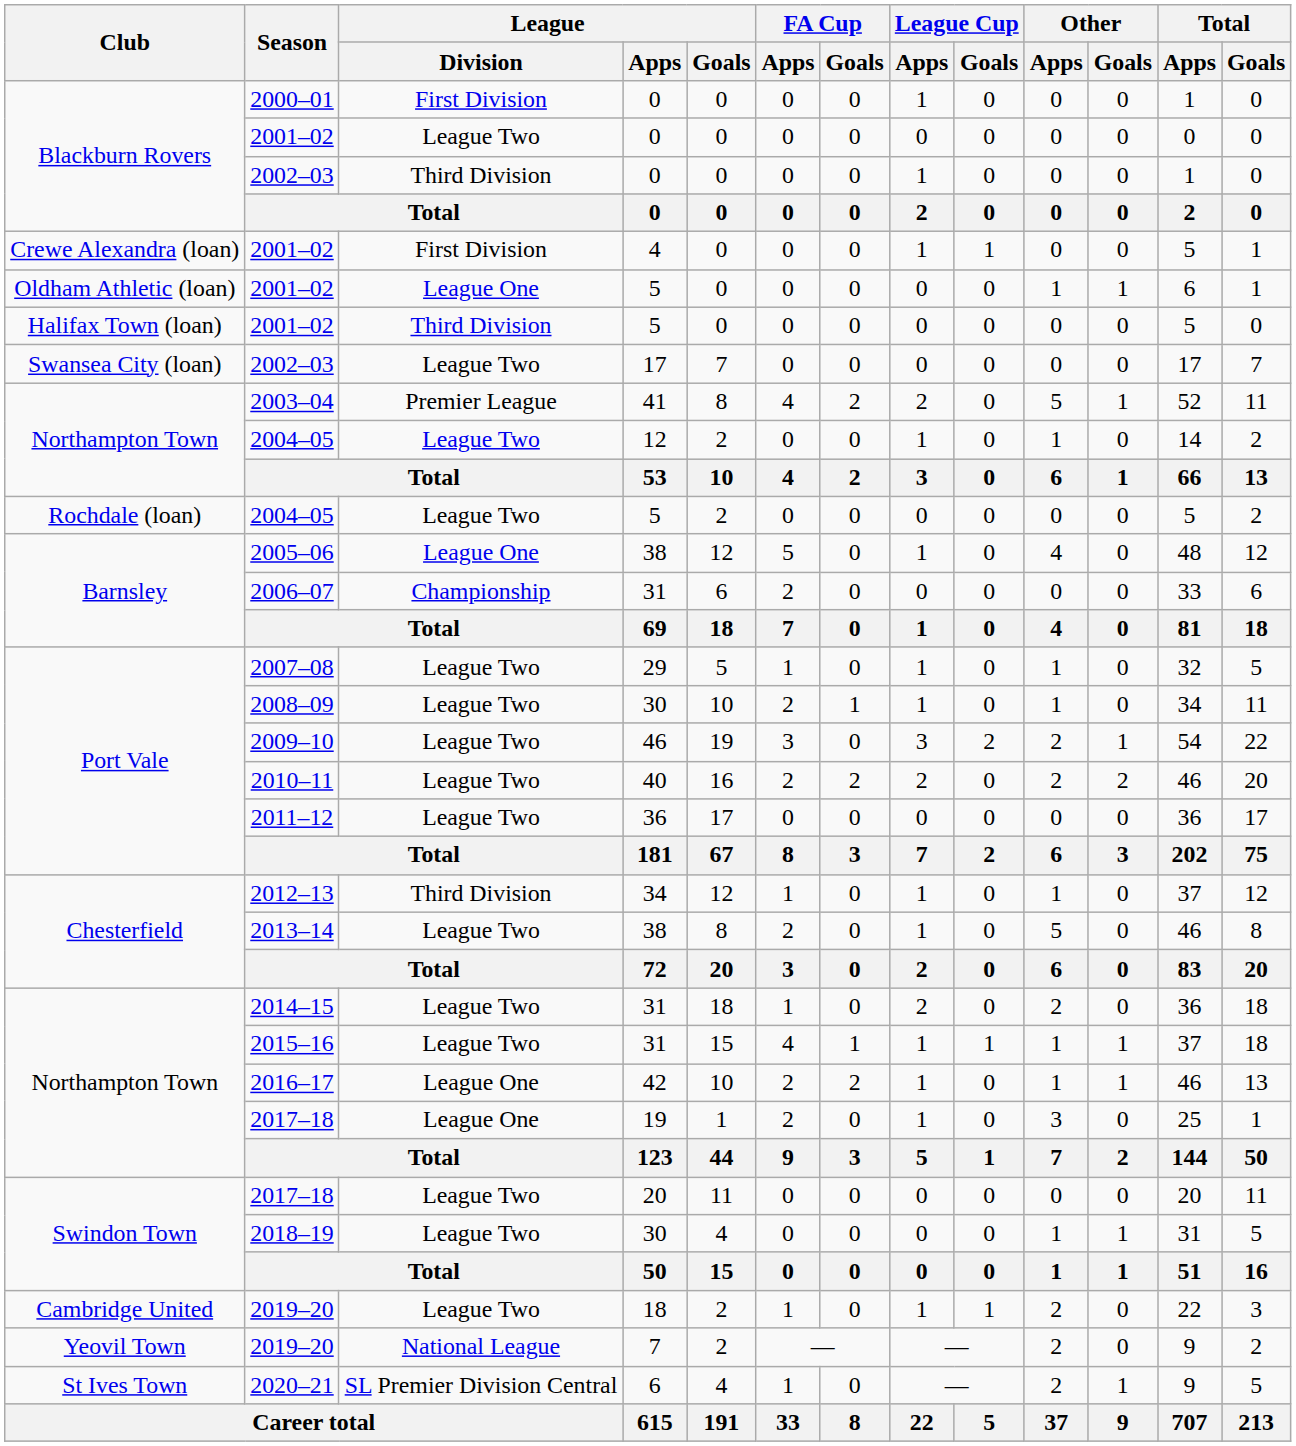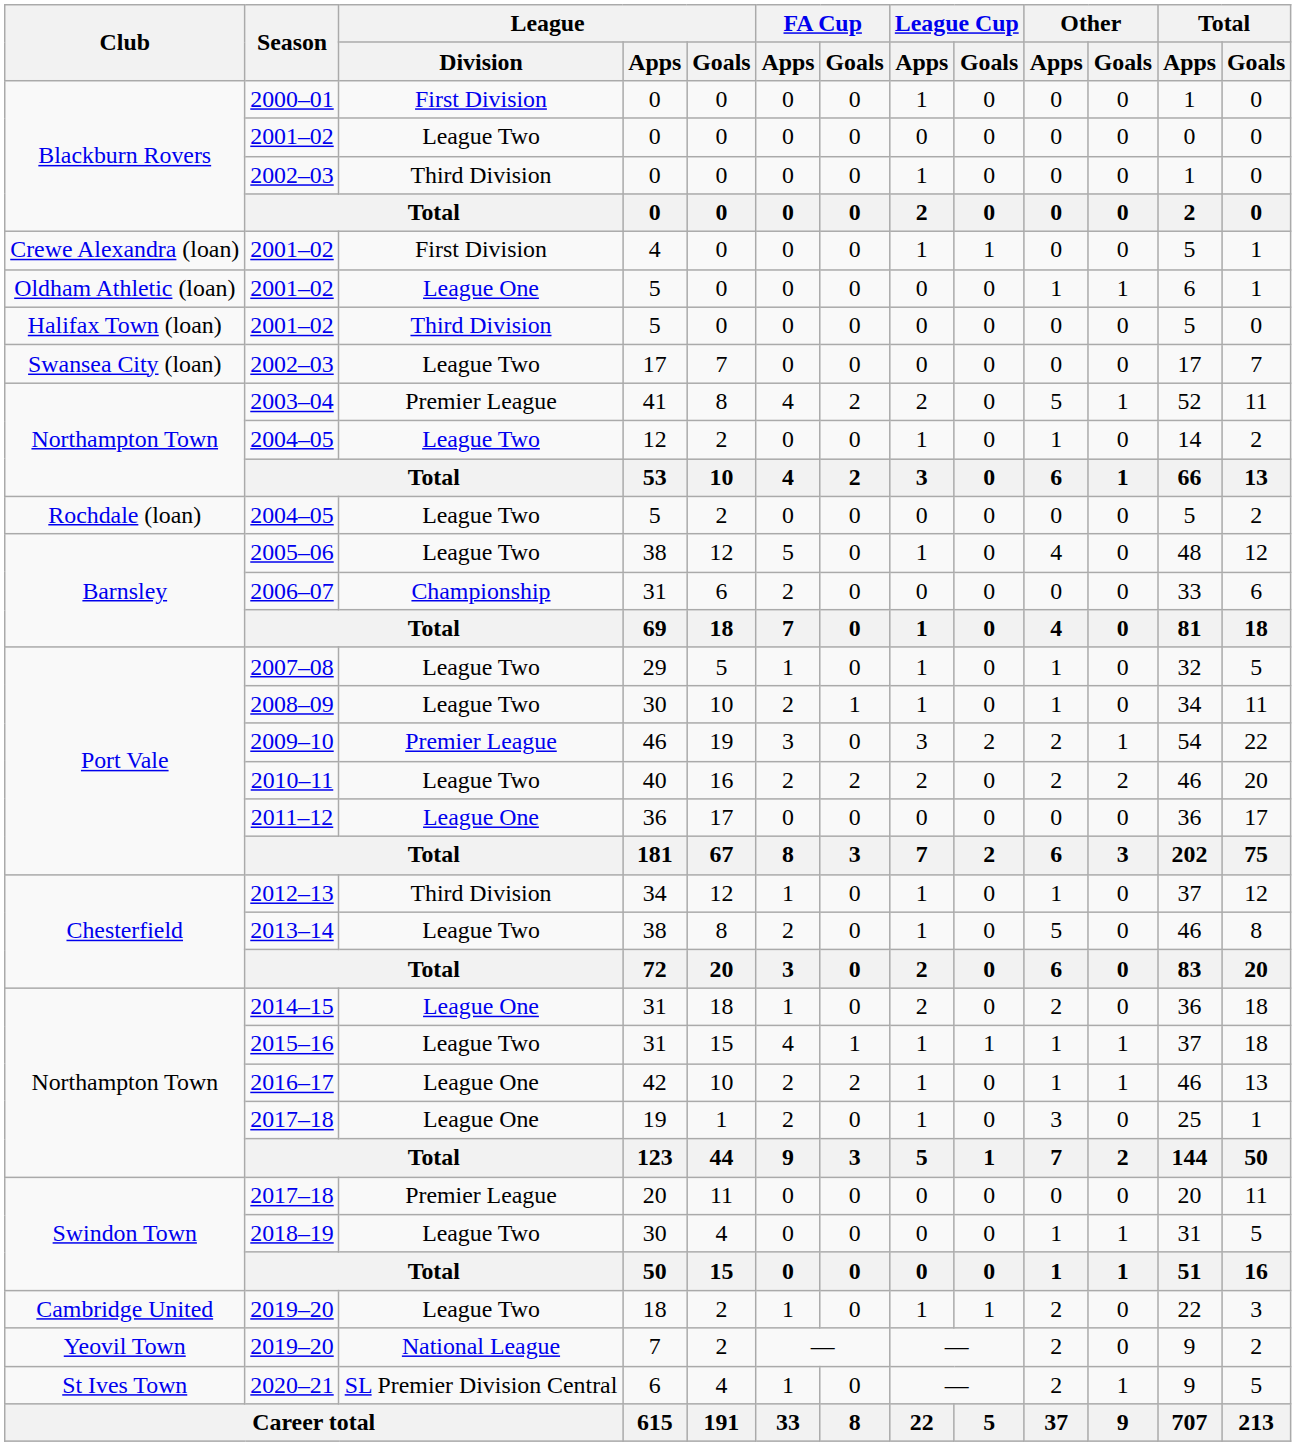(481, 552) League One -> (481, 552) League Two
(481, 741) League Two -> (481, 741) Premier League
(481, 817) League Two -> (481, 817) League One
(481, 1006) League Two -> (481, 1006) League One
(481, 1195) League Two -> (481, 1195) Premier League
